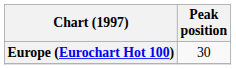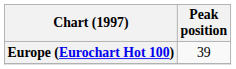(204, 52) 30 -> (204, 52) 39
